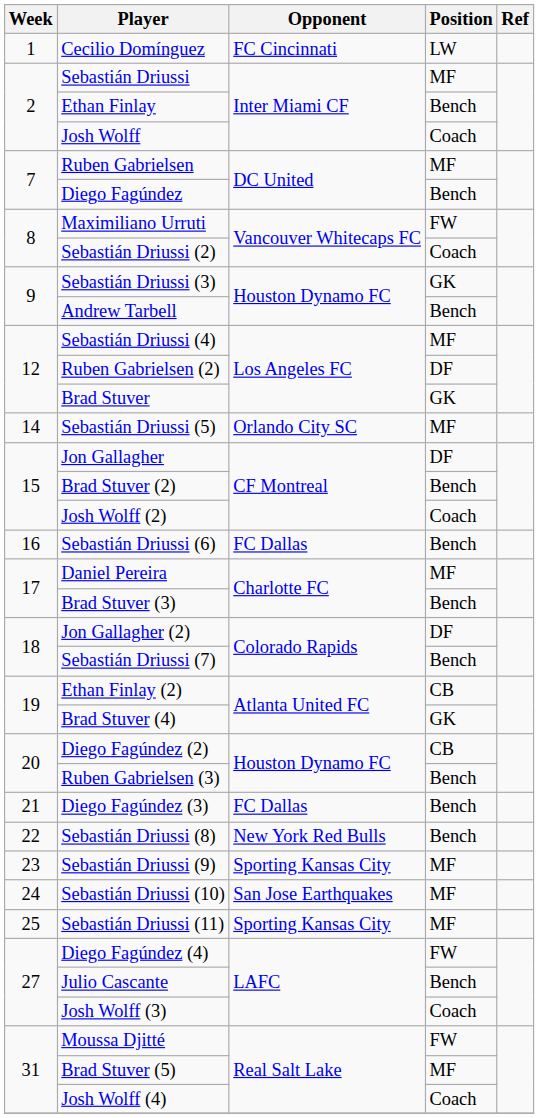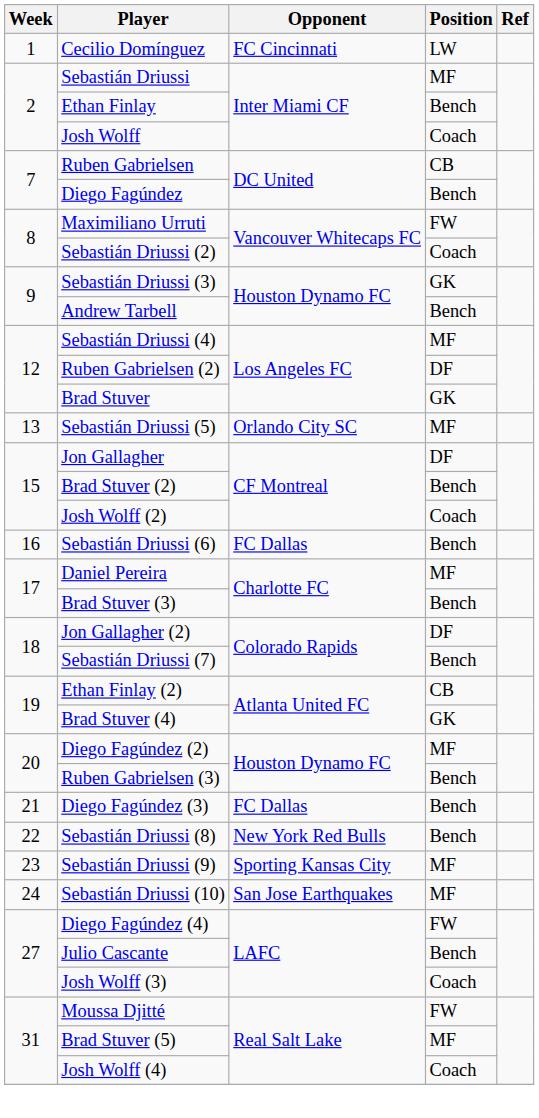(443, 164) MF -> (442, 164) CB
(31, 427) 14 -> (31, 427) 13
(442, 748) CB -> (443, 748) MF
- row: (143, 923)
